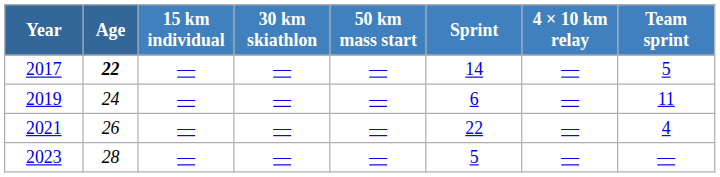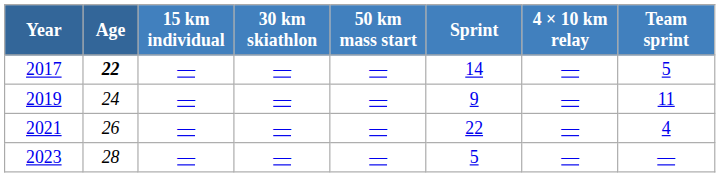(474, 99) 6 -> (474, 99) 9
